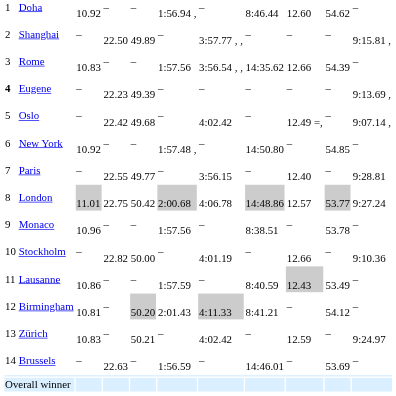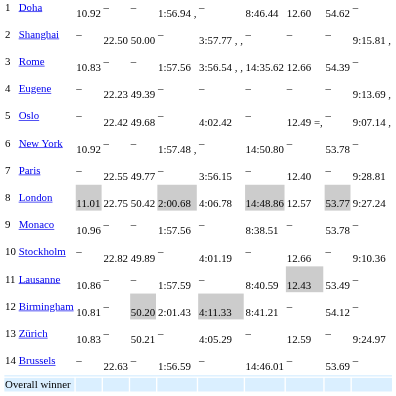(143, 40) 49.89 -> (143, 40) 50.00
(8, 89) bold -> (8, 89) normal
(338, 149) 54.85 -> (338, 149) 53.78
(143, 258) 50.00 -> (143, 258) 49.89
(216, 339) 4:02.42 -> (216, 339) 4:05.29
